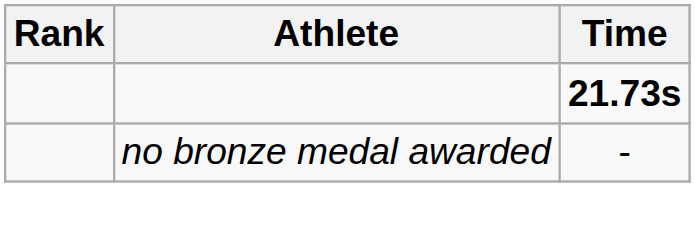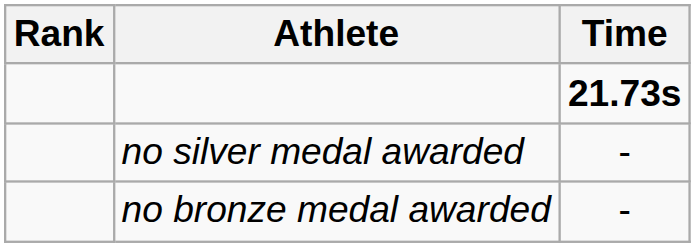+ row: (323, 151)
